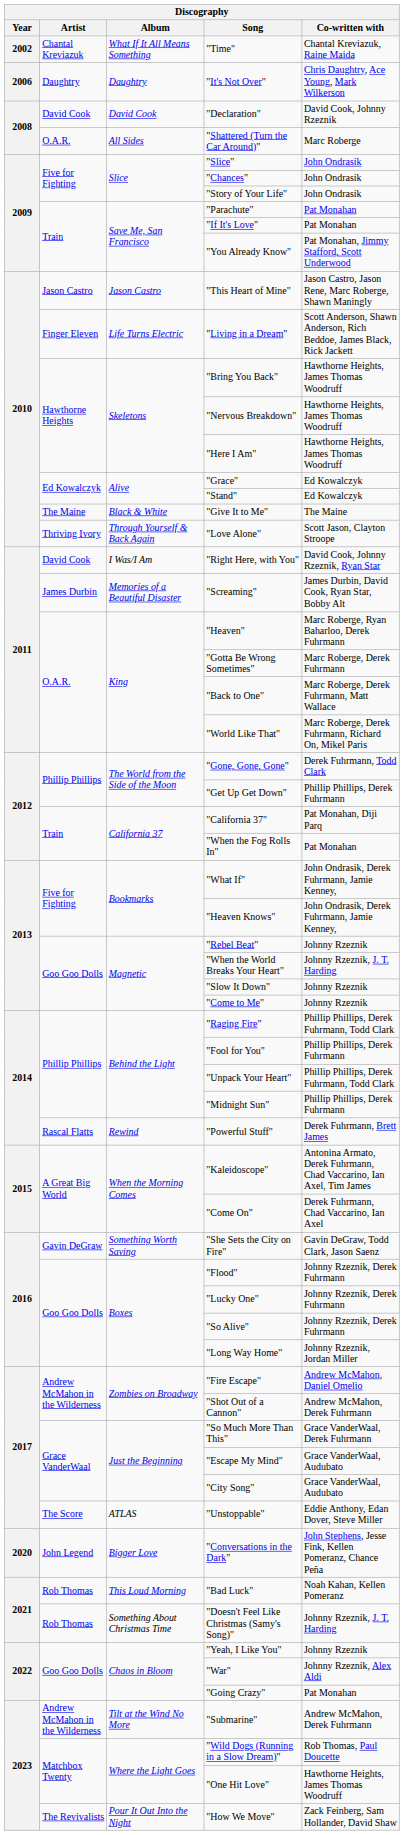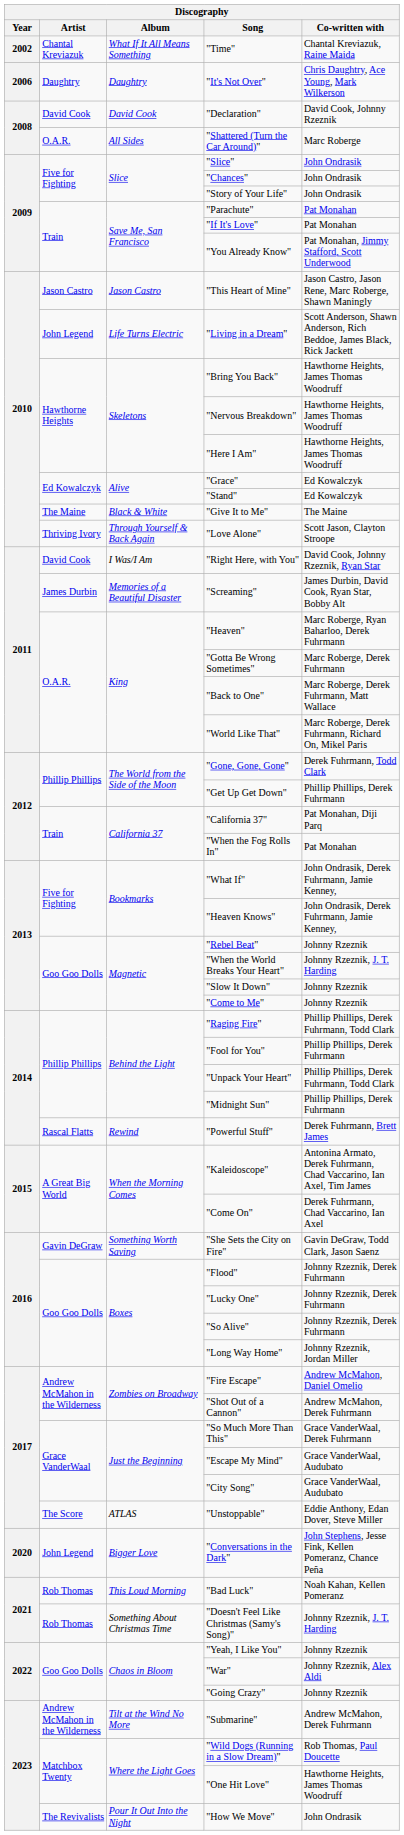(70, 334) Finger Eleven -> (68, 334) John Legend
(330, 1692) Pat Monahan -> (336, 1692) Johnny Rzeznik
(350, 1817) Zack Feinberg, Sam Hollander, David Shaw -> (333, 1817) John Ondrasik
